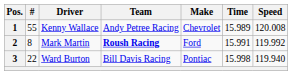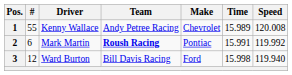(30, 43) 8 -> (30, 43) 6
(192, 43) Ford -> (197, 43) Pontiac
(32, 59) 22 -> (32, 59) 12
(197, 59) Pontiac -> (192, 59) Ford
